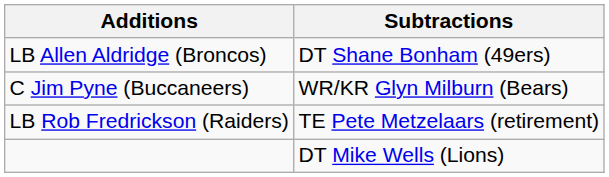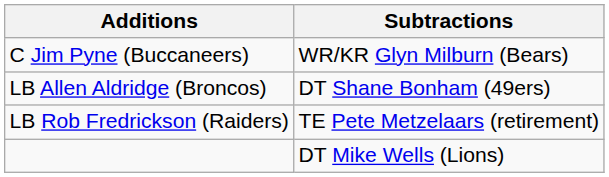rows swapped: (129, 88) <-> (138, 54)
